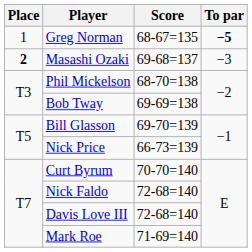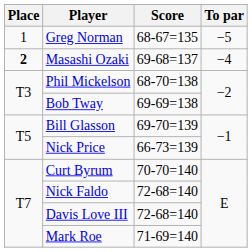(224, 37) bold -> (224, 37) normal
(224, 59) −3 -> (224, 59) −4
